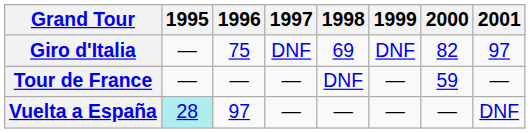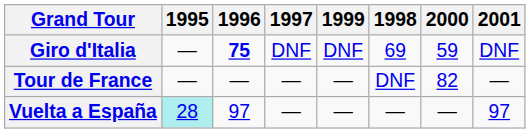columns swapped: (343, 19) <-> (395, 19)
(239, 50) normal -> (239, 50) bold
(447, 50) 82 -> (447, 50) 59
(499, 50) 97 -> (499, 50) DNF
(447, 81) 59 -> (447, 81) 82
(499, 111) DNF -> (499, 111) 97
